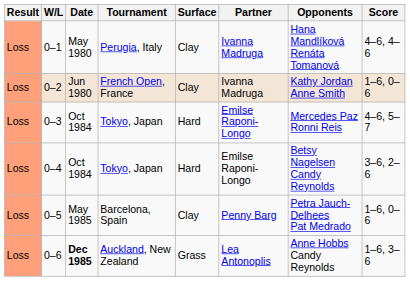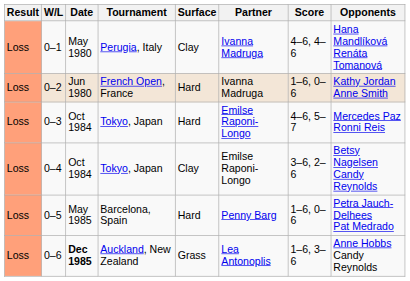columns swapped: (325, 12) <-> (383, 12)
(188, 87) Clay -> (189, 87) Hard
(189, 168) Hard -> (188, 168) Clay
(188, 215) Clay -> (189, 215) Hard
